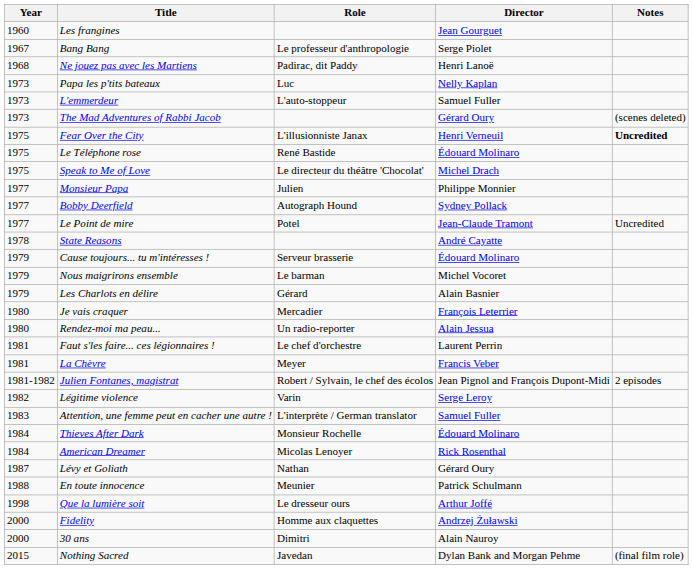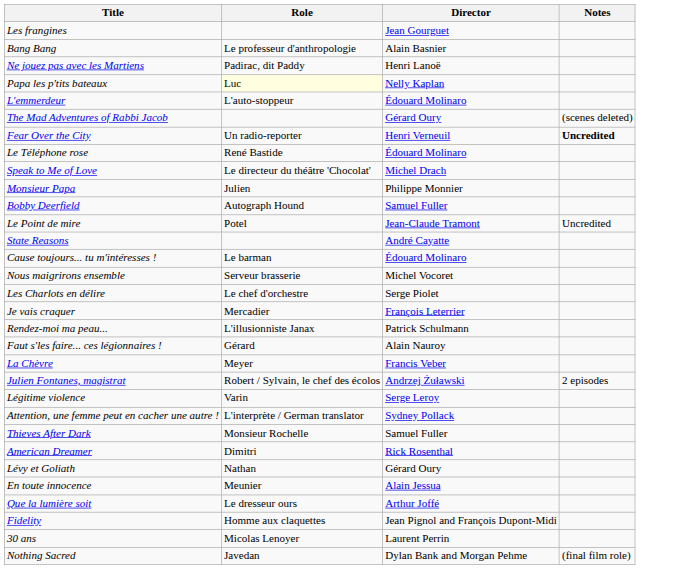- column: (31, 13)
(465, 48) Serge Piolet -> (416, 48) Alain Basnier
(286, 83) no background -> (233, 83) lightyellow background
(469, 100) Samuel Fuller -> (426, 100) Édouard Molinaro
(322, 135) L'illusionniste Janax -> (263, 135) Un radio-reporter
(473, 205) Sydney Pollack -> (416, 205) Samuel Fuller
(315, 258) Serveur brasserie -> (248, 258) Le barman
(301, 275) Le barman -> (262, 275) Serveur brasserie
(292, 293) Gérard -> (266, 293) Le chef d'orchestre
(469, 293) Alain Basnier -> (412, 293) Serge Piolet
(316, 328) Un radio-reporter -> (269, 328) L'illusionniste Janax
(466, 328) Alain Jessua -> (427, 328) Patrick Schulmann
(319, 345) Le chef d'orchestre -> (239, 345) Gérard
(470, 345) Laurent Perrin -> (415, 345) Alain Nauroy
(524, 380) Jean Pignol and François Dupont-Midi -> (425, 380) Andrzej Żuławski
(469, 415) Samuel Fuller -> (420, 415) Sydney Pollack
(479, 433) Édouard Molinaro -> (416, 433) Samuel Fuller
(315, 450) Micolas Lenoyer -> (240, 450) Dimitri
(480, 485) Patrick Schulmann -> (413, 485) Alain Jessua
(478, 521) Andrzej Żuławski -> (471, 521) Jean Pignol and François Dupont-Midi
(293, 538) Dimitri -> (262, 538) Micolas Lenoyer
(468, 538) Alain Nauroy -> (417, 538) Laurent Perrin
